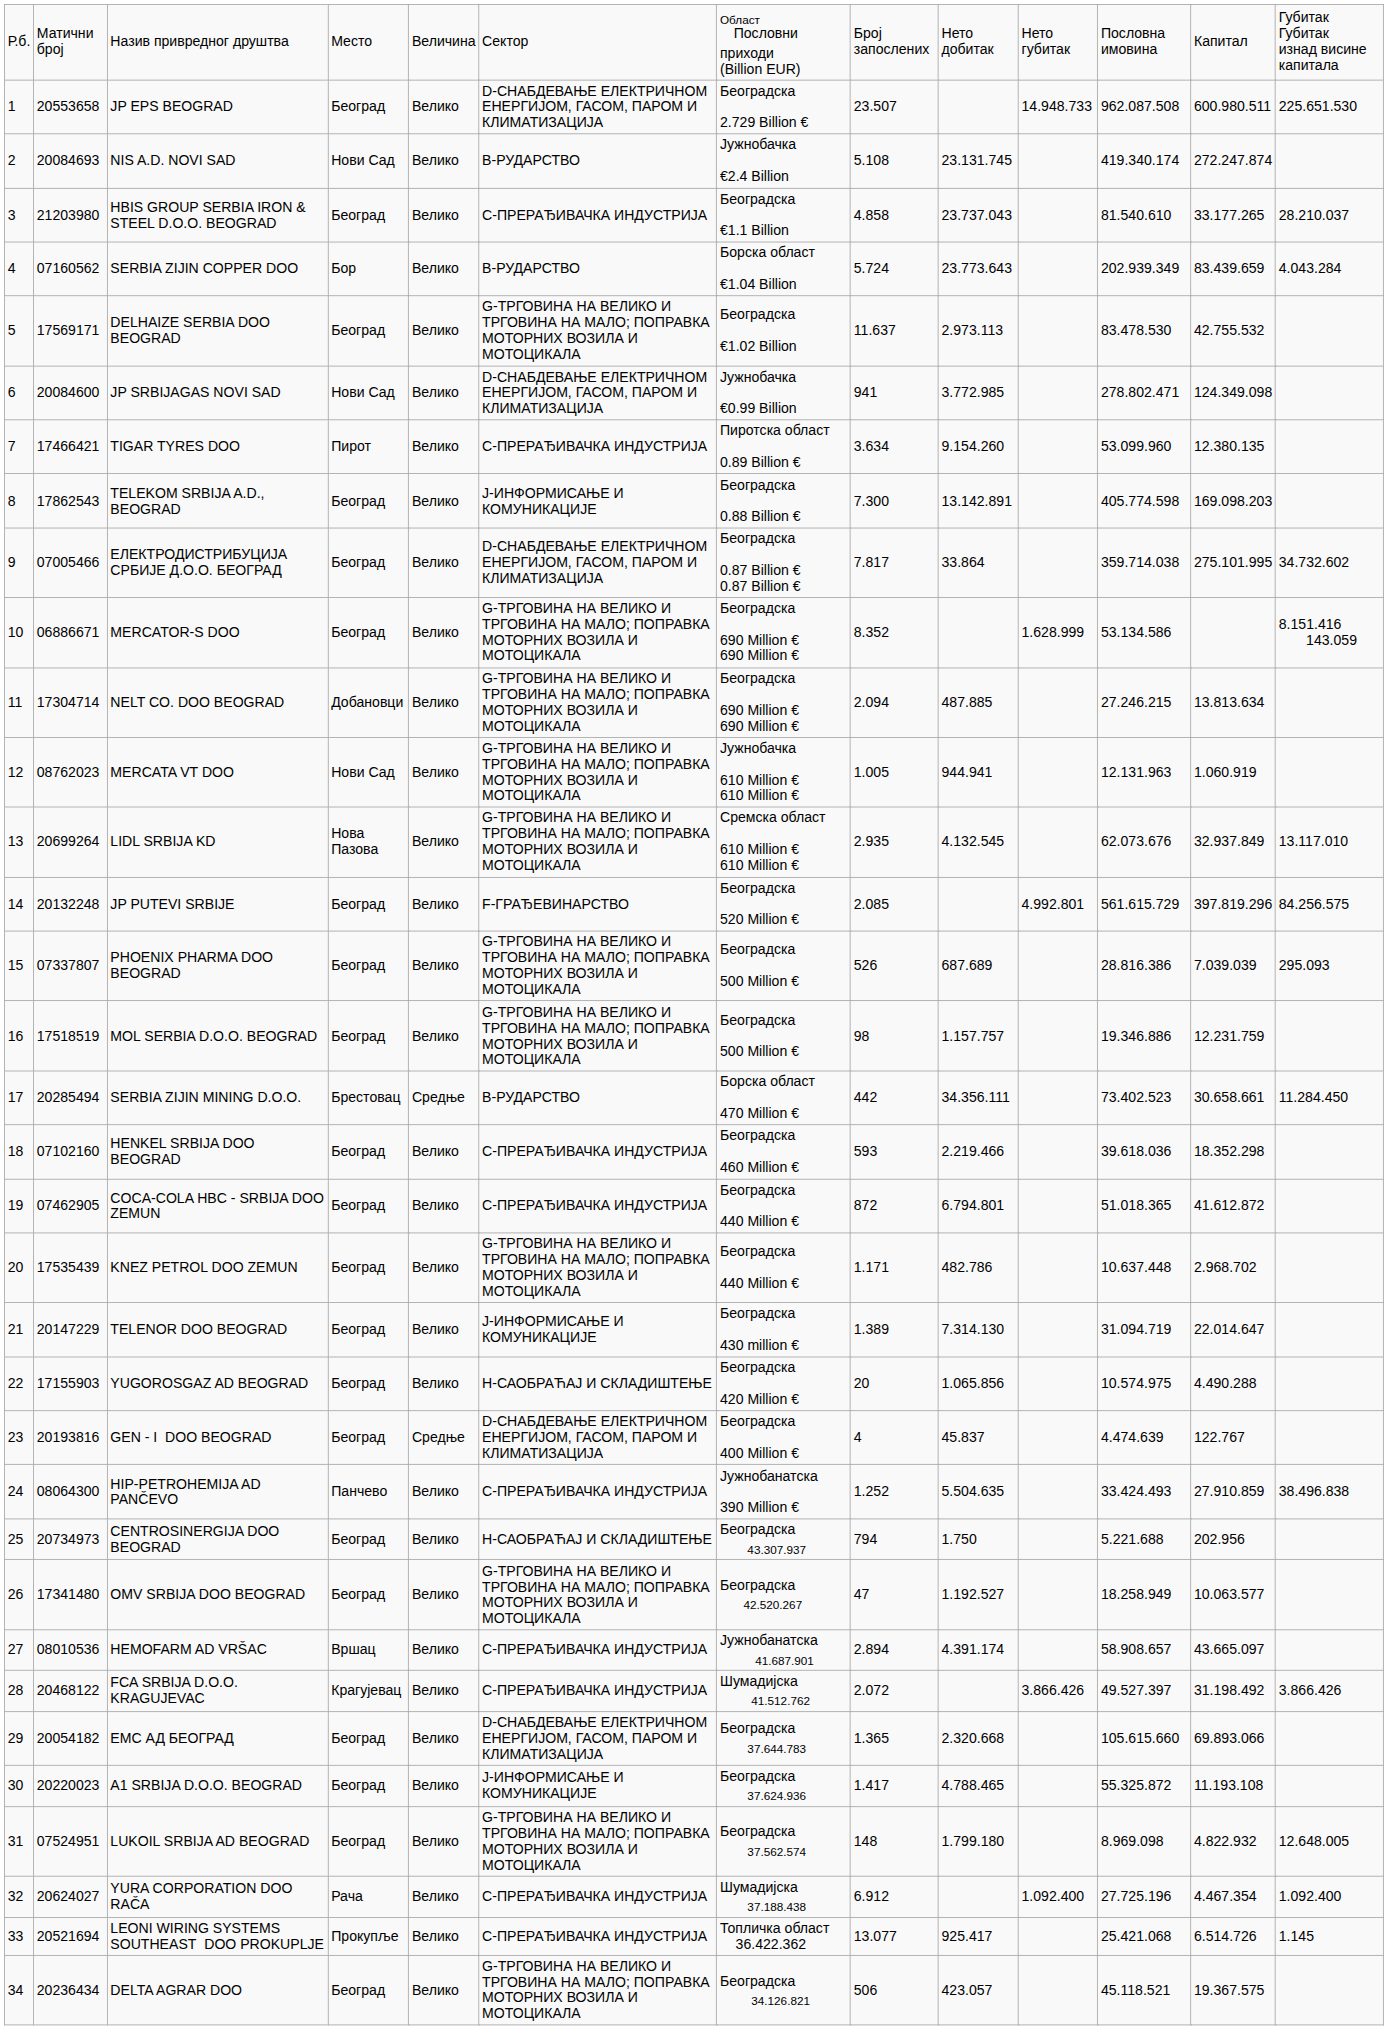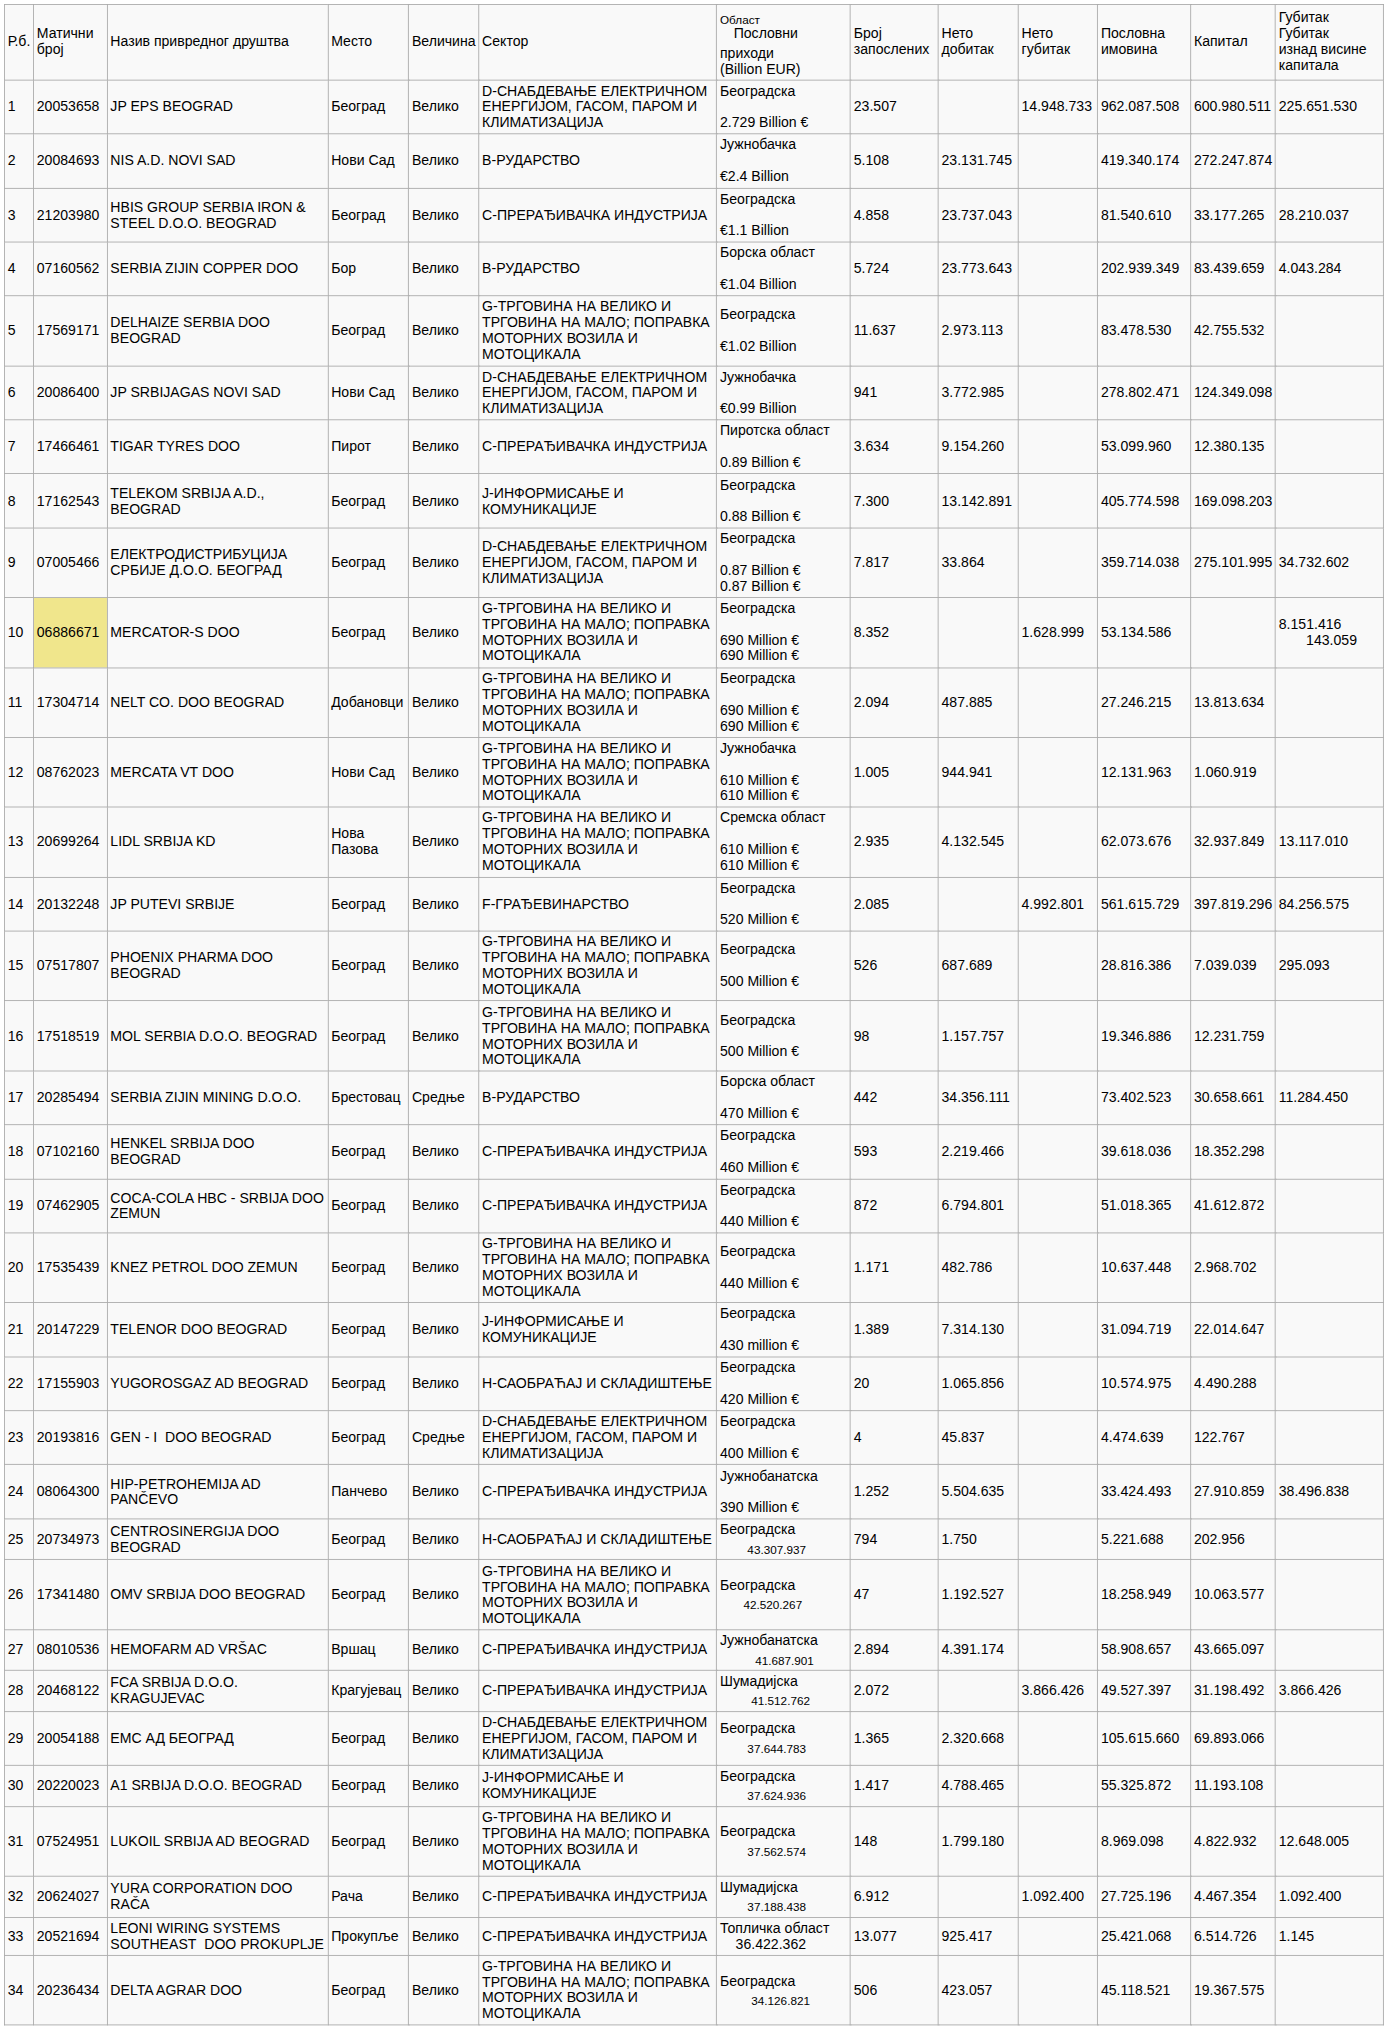(68, 106) 20553658 -> (68, 106) 20053658
(68, 392) 20084600 -> (68, 392) 20086400
(68, 446) 17466421 -> (68, 446) 17466461
(68, 500) 17862543 -> (68, 500) 17162543
(68, 632) no background -> (68, 632) khaki background
(68, 966) 07337807 -> (68, 966) 07517807
(68, 1738) 20054182 -> (68, 1738) 20054188
